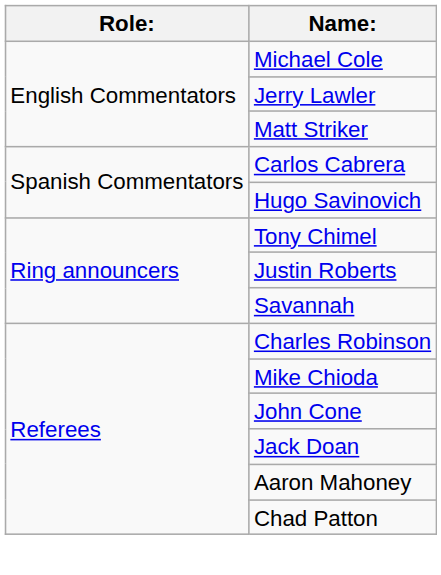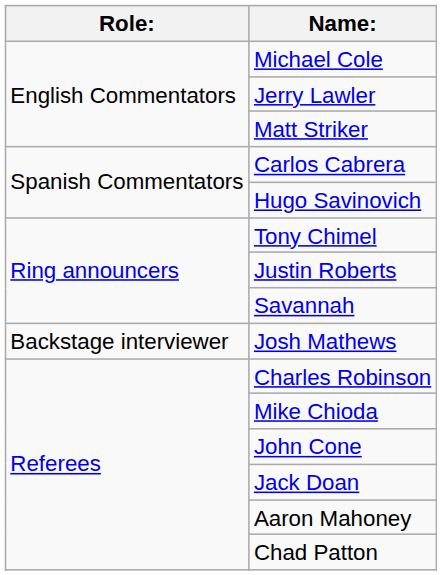+ row: (325, 341)
